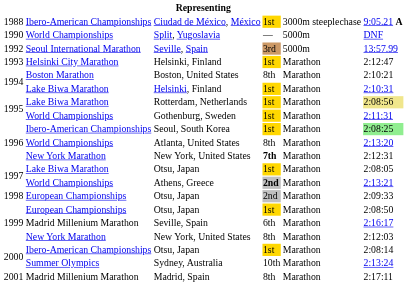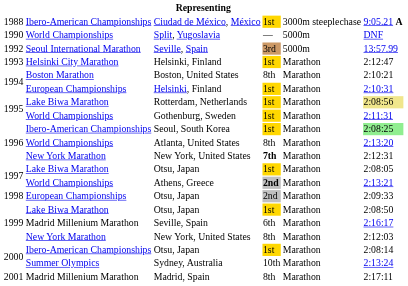(67, 89) Lake Biwa Marathon -> (76, 89) European Championships
(76, 209) European Championships -> (67, 209) Lake Biwa Marathon
